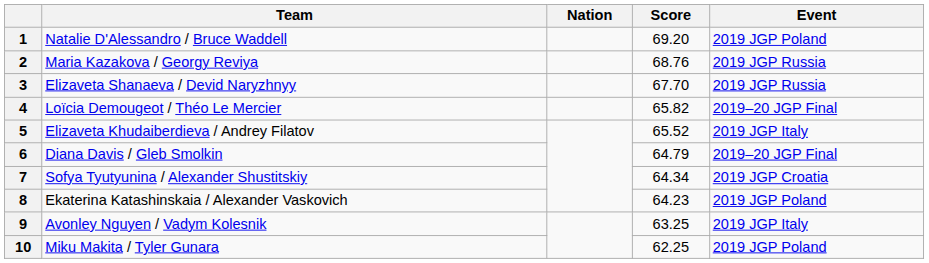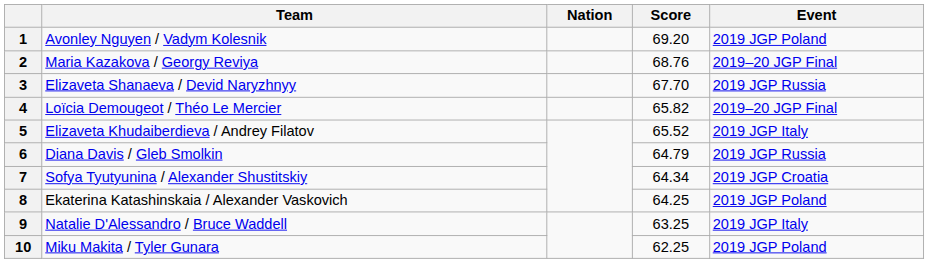(166, 39) Natalie D'Alessandro / Bruce Waddell -> (156, 39) Avonley Nguyen / Vadym Kolesnik
(769, 62) 2019 JGP Russia -> (775, 62) 2019–20 JGP Final
(775, 154) 2019–20 JGP Final -> (769, 154) 2019 JGP Russia
(671, 200) 64.23 -> (671, 200) 64.25
(156, 223) Avonley Nguyen / Vadym Kolesnik -> (166, 223) Natalie D'Alessandro / Bruce Waddell
